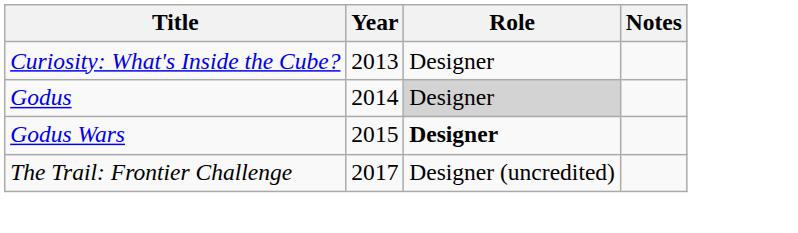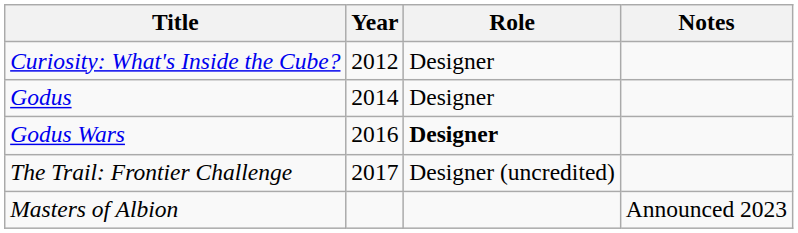(375, 60) 2013 -> (375, 60) 2012
(452, 97) lightgrey background -> (452, 97) no background
(375, 135) 2015 -> (375, 135) 2016
+ row: (94, 209)
